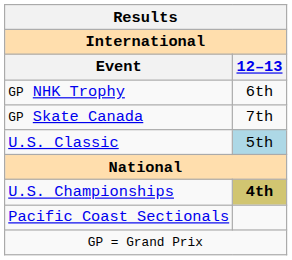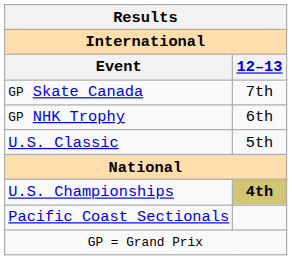rows swapped: (67, 92) <-> (76, 117)
(259, 142) lightblue background -> (259, 142) no background
